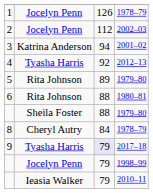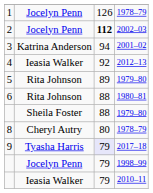(104, 29) normal -> (104, 29) bold
(54, 63) Tyasha Harris -> (54, 63) Ieasia Walker
(104, 130) 84 -> (104, 130) 80
